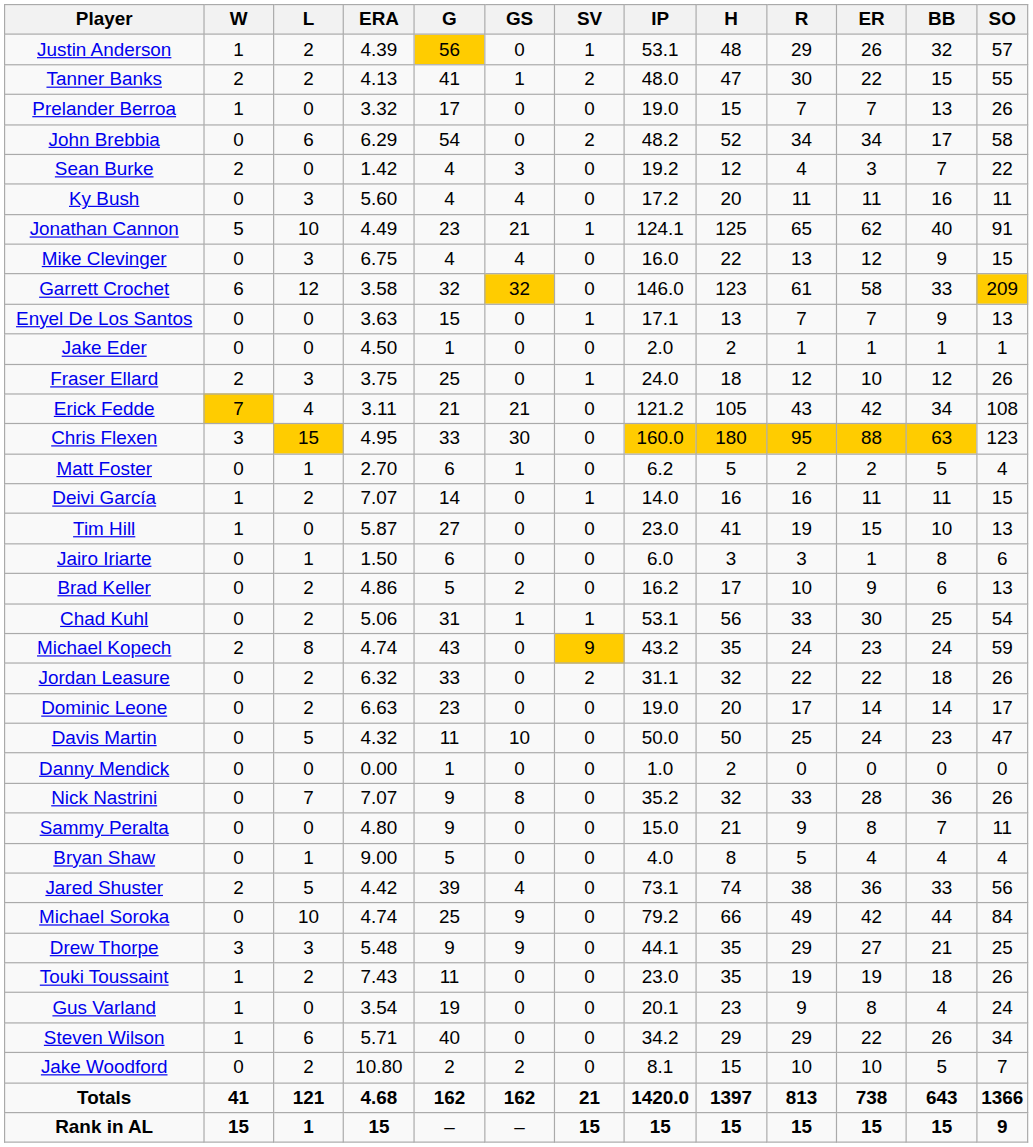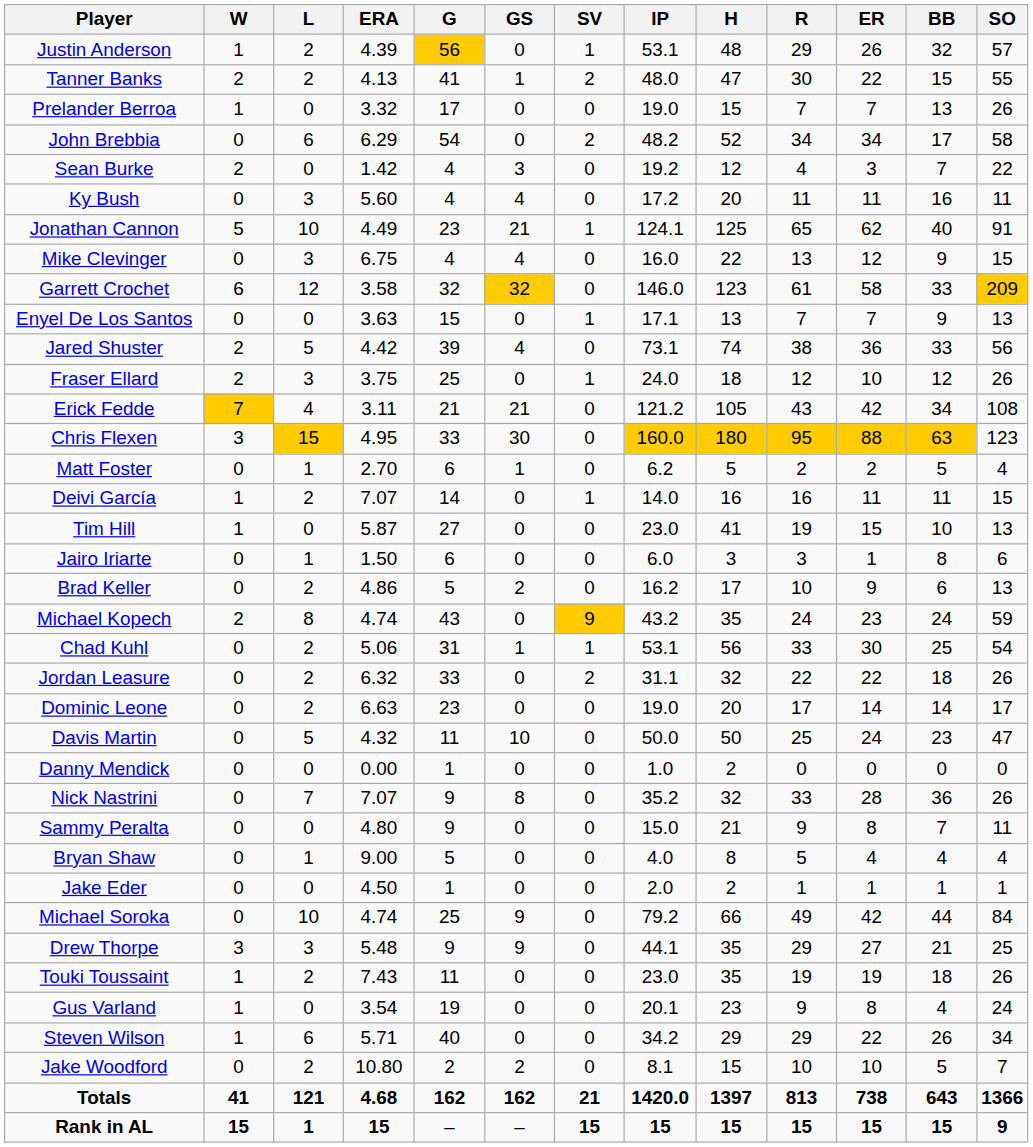rows swapped: (104, 348) <-> (104, 887)
rows swapped: (104, 648) <-> (104, 618)
